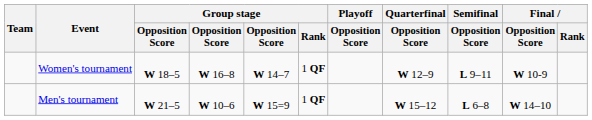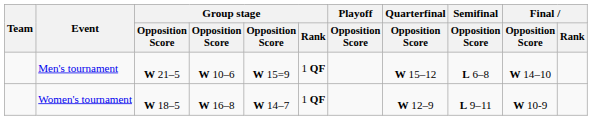rows swapped: (78, 99) <-> (85, 68)
